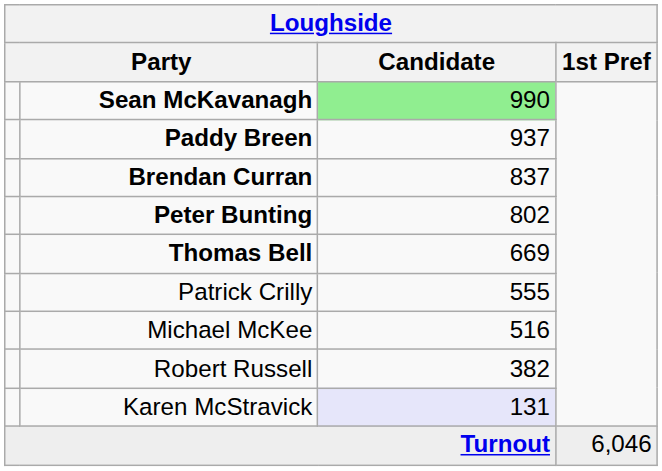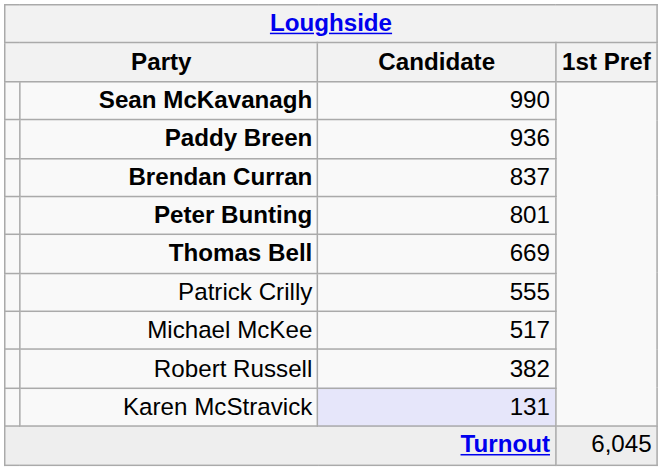(530, 100) lightgreen background -> (530, 100) no background
(530, 138) 937 -> (530, 138) 936
(530, 215) 802 -> (530, 215) 801
(530, 330) 516 -> (530, 330) 517
(621, 445) 6,046 -> (621, 445) 6,045
